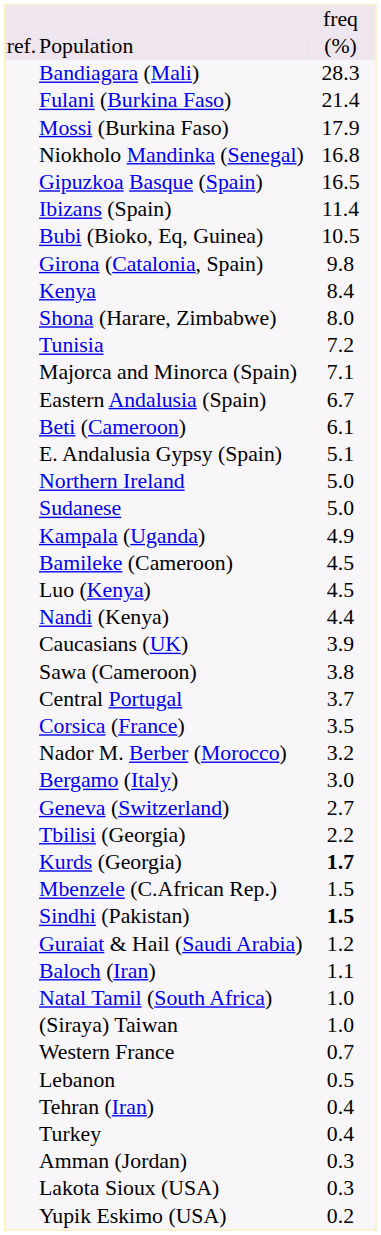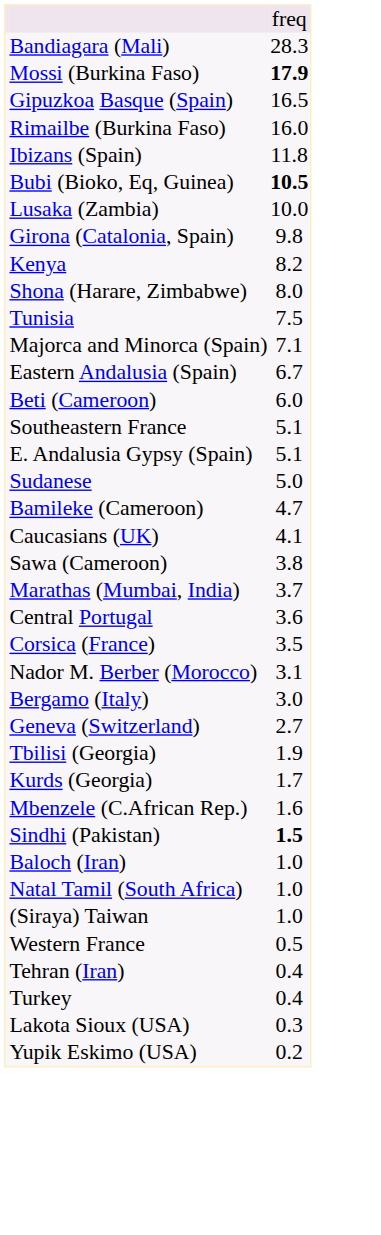- row: (86, 45)
- row: (135, 100)
(340, 127) normal -> (289, 73) bold
- row: (171, 154)
+ row: (118, 127)
(340, 209) 11.4 -> (289, 154) 11.8
(340, 236) normal -> (289, 181) bold
+ row: (84, 209)
(340, 290) 8.4 -> (289, 263) 8.2
(340, 345) 7.2 -> (289, 317) 7.5
(340, 426) 6.1 -> (289, 399) 6.0
+ row: (98, 426)
- row: (112, 481)
- row: (122, 535)
(340, 562) 4.5 -> (289, 508) 4.7
- row: (95, 589)
- row: (104, 617)
(340, 644) 3.9 -> (289, 535) 4.1
+ row: (125, 589)
(340, 698) 3.7 -> (289, 617) 3.6
(340, 753) 3.2 -> (289, 671) 3.1
(340, 834) 2.2 -> (289, 753) 1.9
(340, 861) bold -> (289, 780) normal
(340, 889) 1.5 -> (289, 807) 1.6
- row: (171, 943)
(340, 970) 1.1 -> (289, 861) 1.0
(340, 1052) 0.7 -> (289, 943) 0.5
- row: (77, 1079)
- row: (113, 1161)
